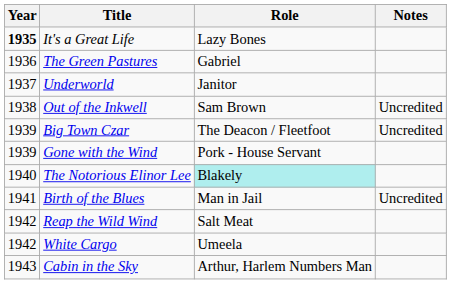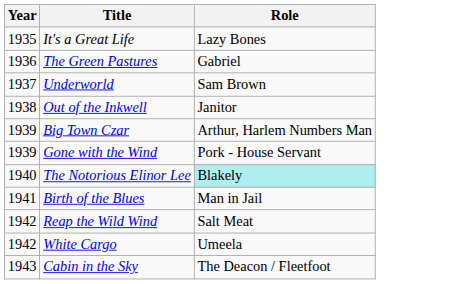- column: (411, 15)
(22, 38) bold -> (22, 38) normal
(217, 84) Janitor -> (232, 84) Sam Brown
(232, 107) Sam Brown -> (217, 107) Janitor
(264, 130) The Deacon / Fleetfoot -> (285, 130) Arthur, Harlem Numbers Man
(285, 267) Arthur, Harlem Numbers Man -> (264, 267) The Deacon / Fleetfoot
